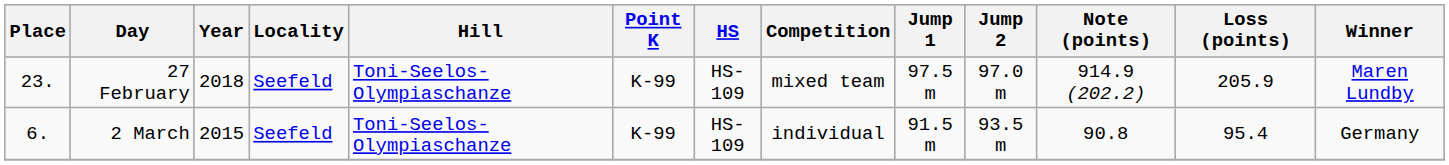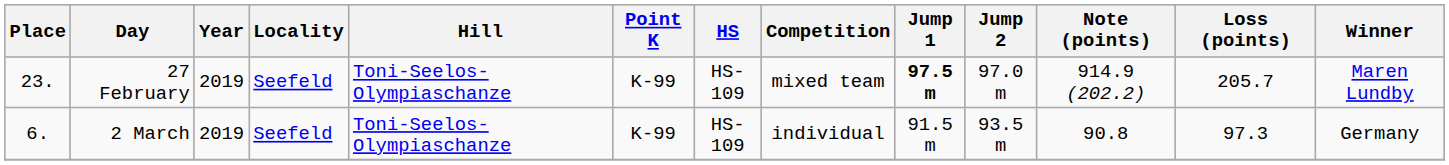(222, 82) 2018 -> (222, 82) 2019
(930, 82) normal -> (930, 82) bold
(1246, 82) 205.9 -> (1246, 82) 205.7
(222, 133) 2015 -> (222, 133) 2019
(1246, 133) 95.4 -> (1246, 133) 97.3
